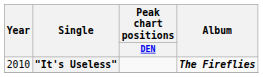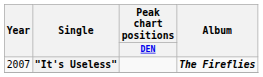(18, 65) 2010 -> (18, 65) 2007
